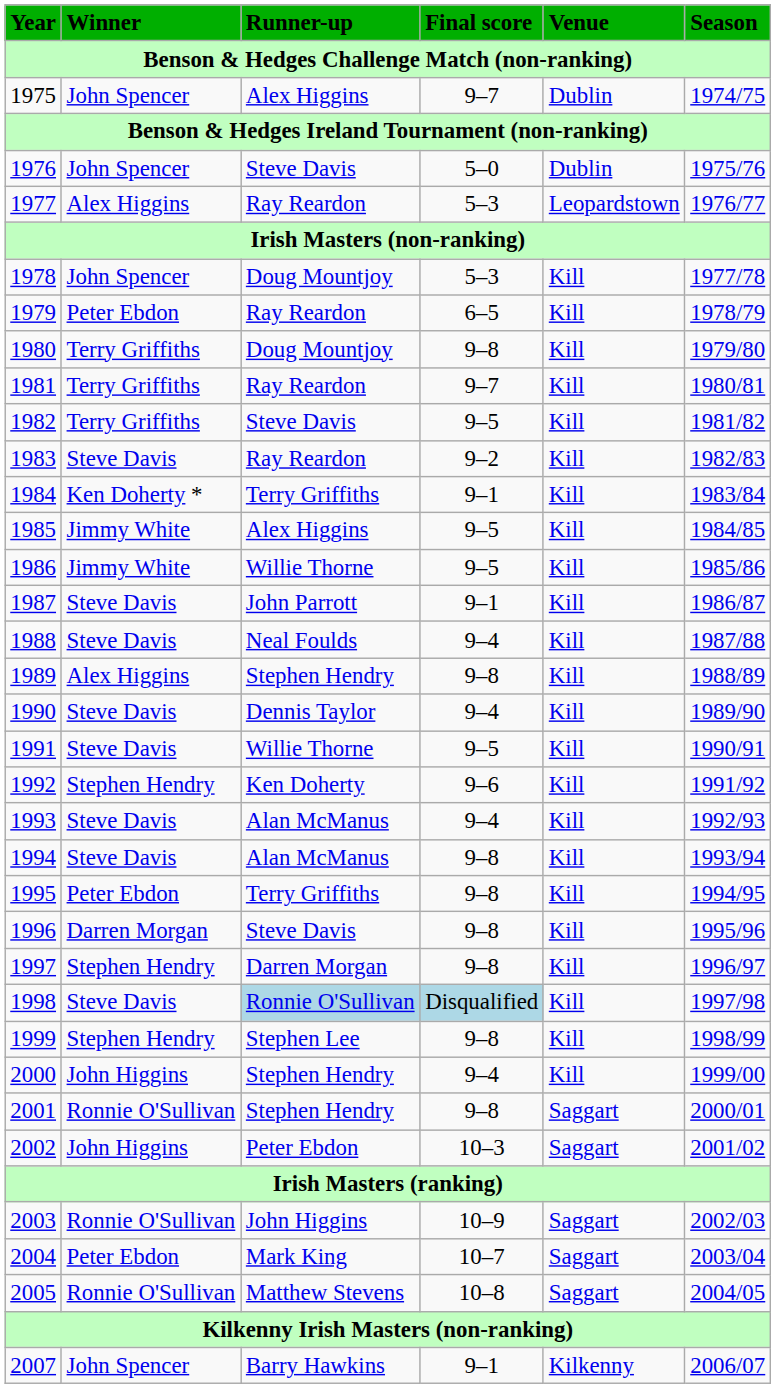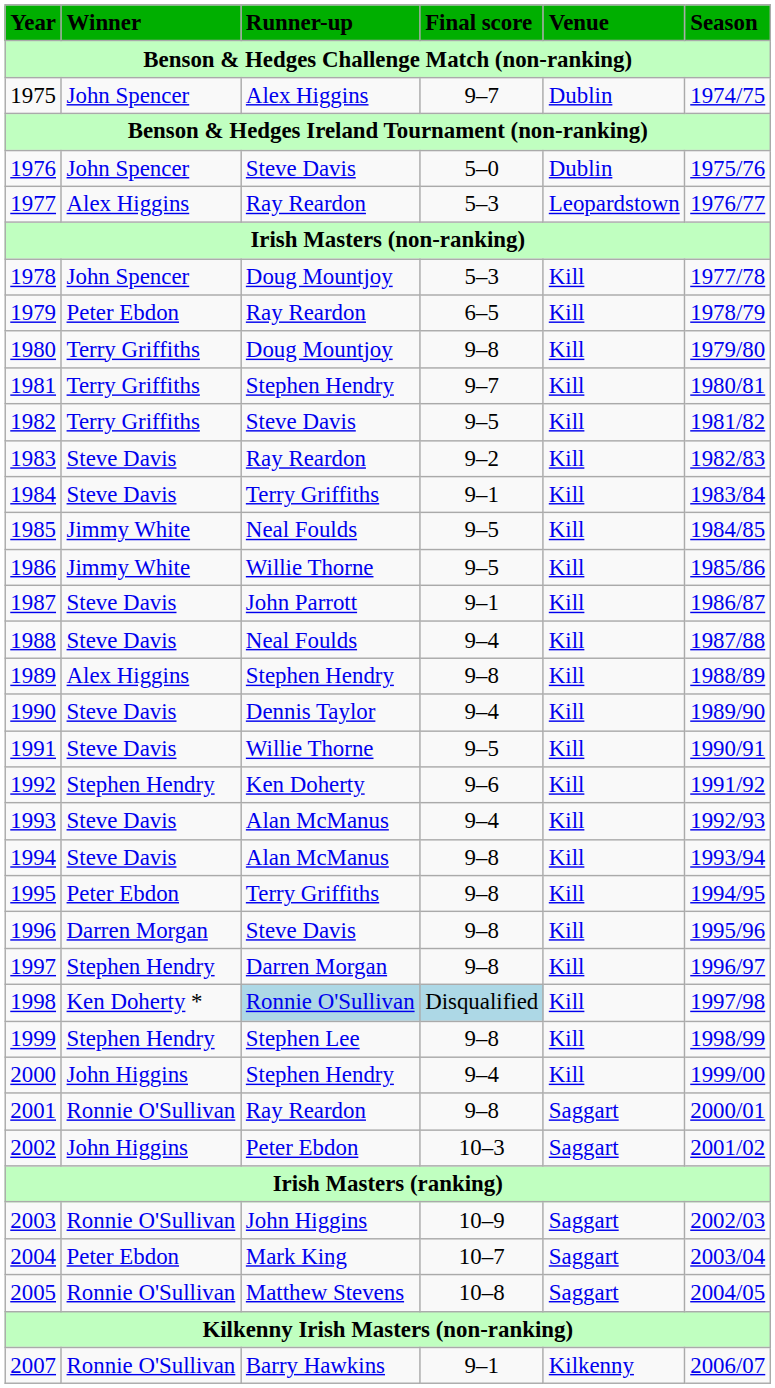(306, 385) Ray Reardon -> (320, 385) Stephen Hendry
(135, 494) Ken Doherty * -> (122, 494) Steve Davis
(307, 530) Alex Higgins -> (301, 530) Neal Foulds
(122, 1002) Steve Davis -> (135, 1002) Ken Doherty *
(320, 1111) Stephen Hendry -> (306, 1111) Ray Reardon
(128, 1365) John Spencer -> (151, 1365) Ronnie O'Sullivan
